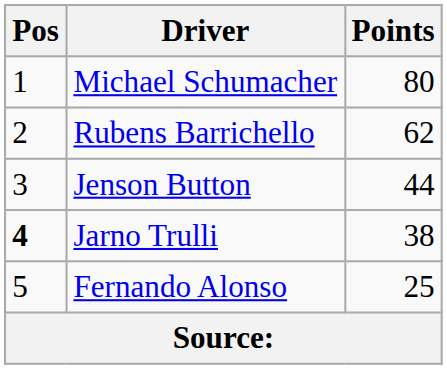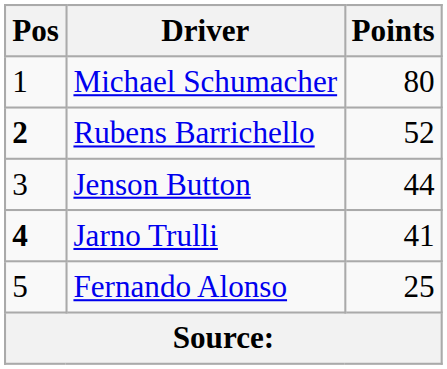(20, 133) normal -> (20, 133) bold
(419, 133) 62 -> (419, 133) 52
(419, 235) 38 -> (419, 235) 41
